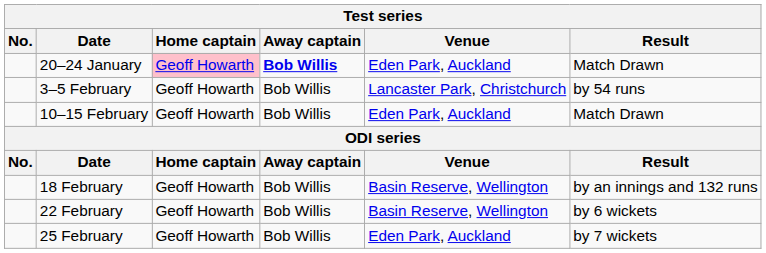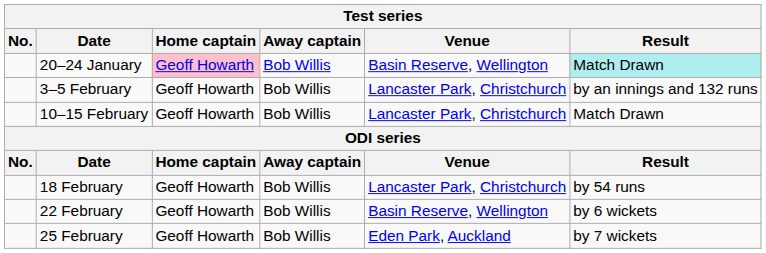(300, 65) bold -> (297, 65) normal
(439, 65) Eden Park, Auckland -> (458, 65) Basin Reserve, Wellington
(619, 65) no background -> (619, 65) paleturquoise background
(609, 89) by 54 runs -> (666, 89) by an innings and 132 runs
(439, 114) Eden Park, Auckland -> (467, 114) Lancaster Park, Christchurch
(458, 187) Basin Reserve, Wellington -> (467, 187) Lancaster Park, Christchurch
(666, 187) by an innings and 132 runs -> (609, 187) by 54 runs
